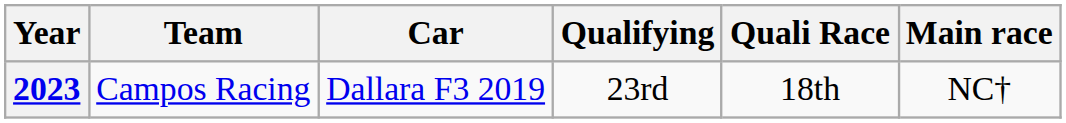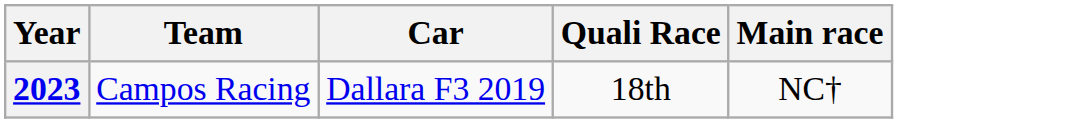- column: (638, 32)
